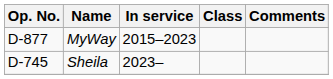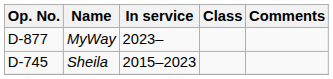(159, 39) 2015–2023 -> (143, 39) 2023–
(143, 62) 2023– -> (159, 62) 2015–2023
